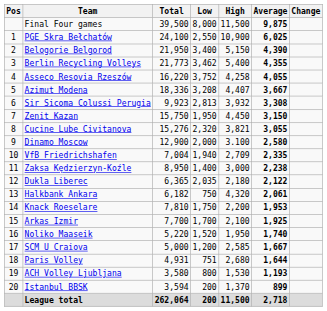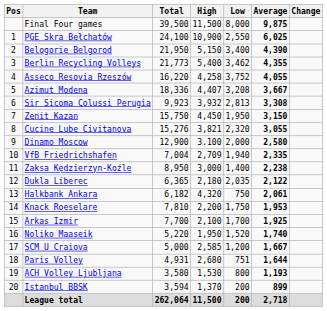columns swapped: (235, 11) <-> (205, 11)
